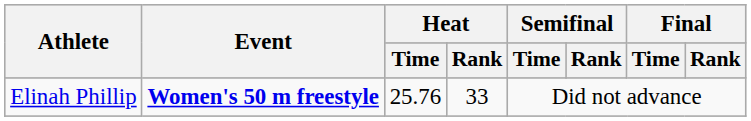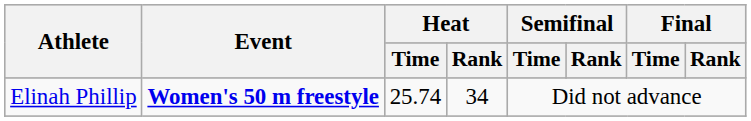(415, 97) 25.76 -> (415, 97) 25.74
(477, 97) 33 -> (477, 97) 34
